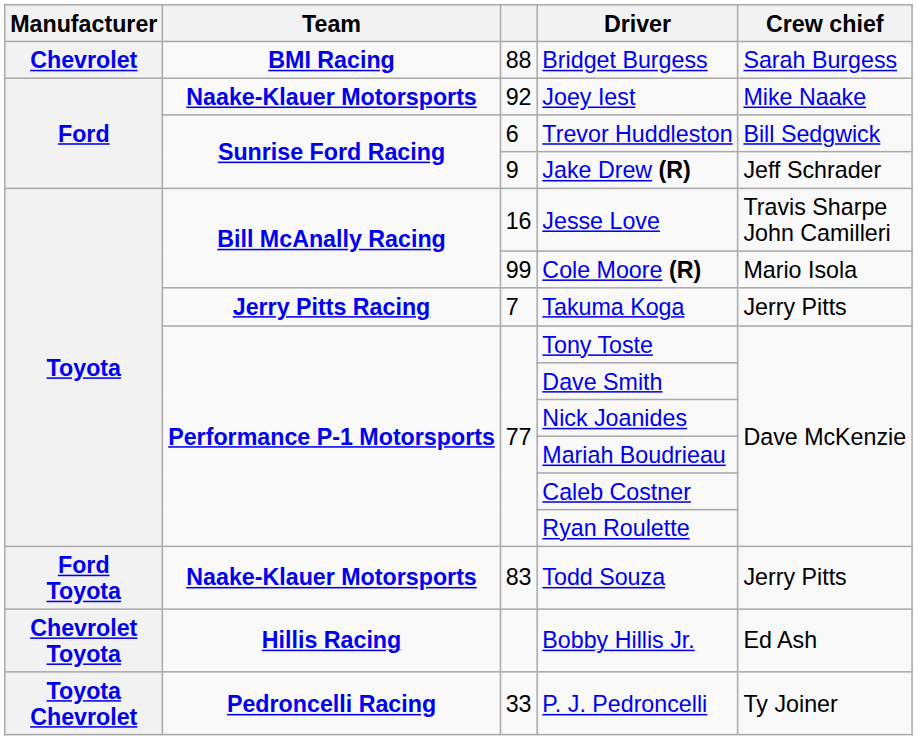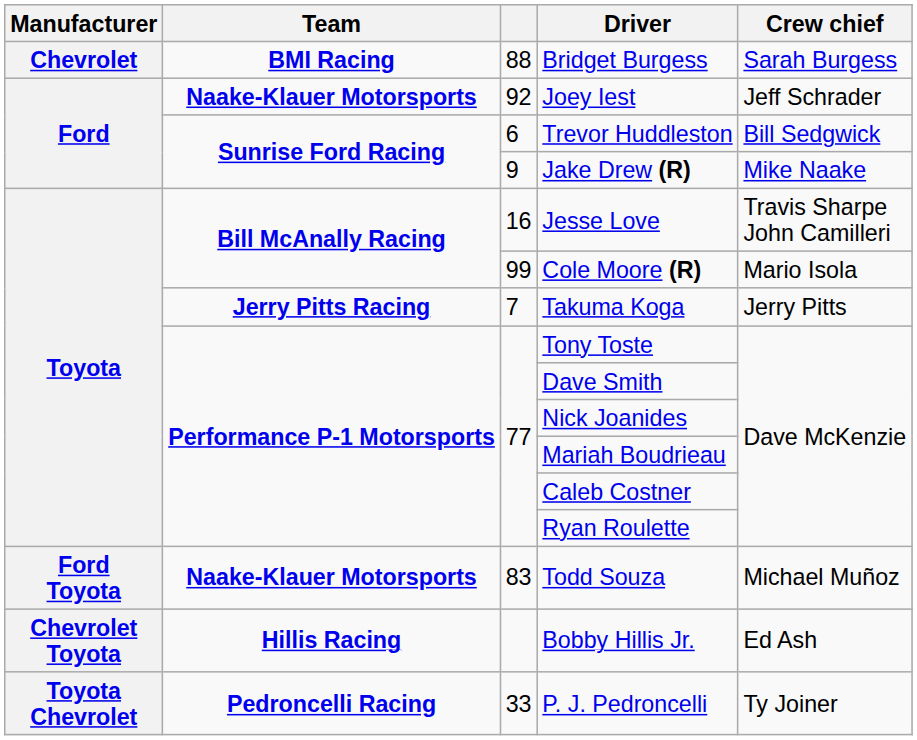(805, 97) Mike Naake -> (812, 97) Jeff Schrader
(812, 171) Jeff Schrader -> (805, 171) Mike Naake
(795, 578) Jerry Pitts -> (822, 578) Michael Muñoz
